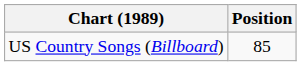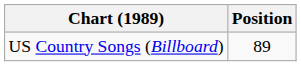(262, 46) 85 -> (262, 46) 89
